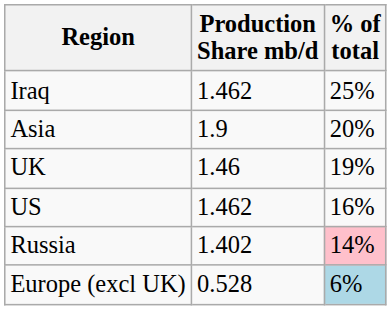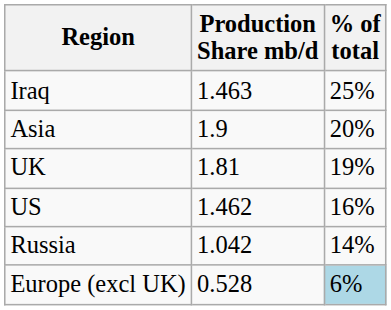(225, 90) 1.462 -> (225, 90) 1.463
(218, 167) 1.46 -> (218, 167) 1.81
(225, 245) 1.402 -> (225, 245) 1.042
(352, 245) pink background -> (352, 245) no background
